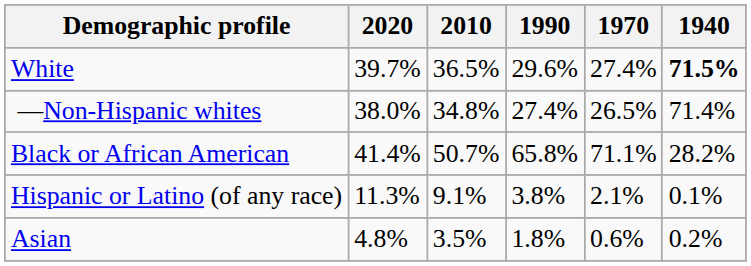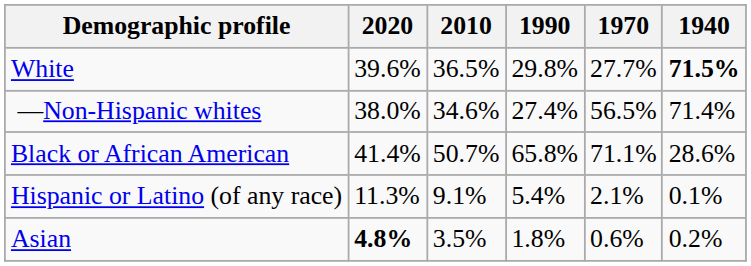(387, 68) 39.7% -> (387, 68) 39.6%
(545, 68) 29.6% -> (545, 68) 29.8%
(623, 68) 27.4% -> (623, 68) 27.7%
(466, 111) 34.8% -> (466, 111) 34.6%
(623, 111) 26.5% -> (623, 111) 56.5%
(702, 153) 28.2% -> (702, 153) 28.6%
(538, 196) 3.8% -> (538, 196) 5.4%
(381, 238) normal -> (383, 238) bold
